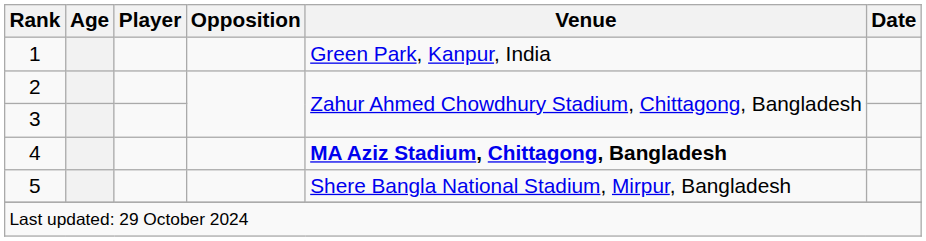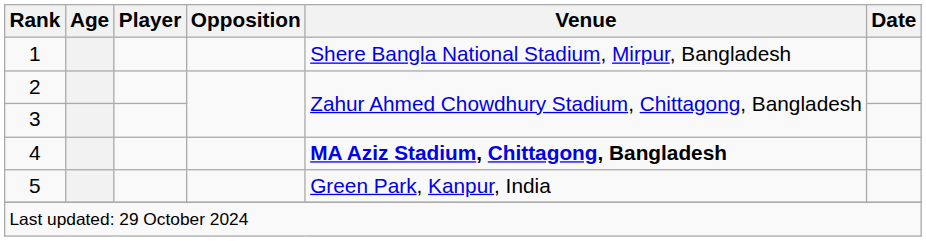(430, 53) Green Park, Kanpur, India -> (551, 53) Shere Bangla National Stadium, Mirpur, Bangladesh
(551, 185) Shere Bangla National Stadium, Mirpur, Bangladesh -> (430, 185) Green Park, Kanpur, India
